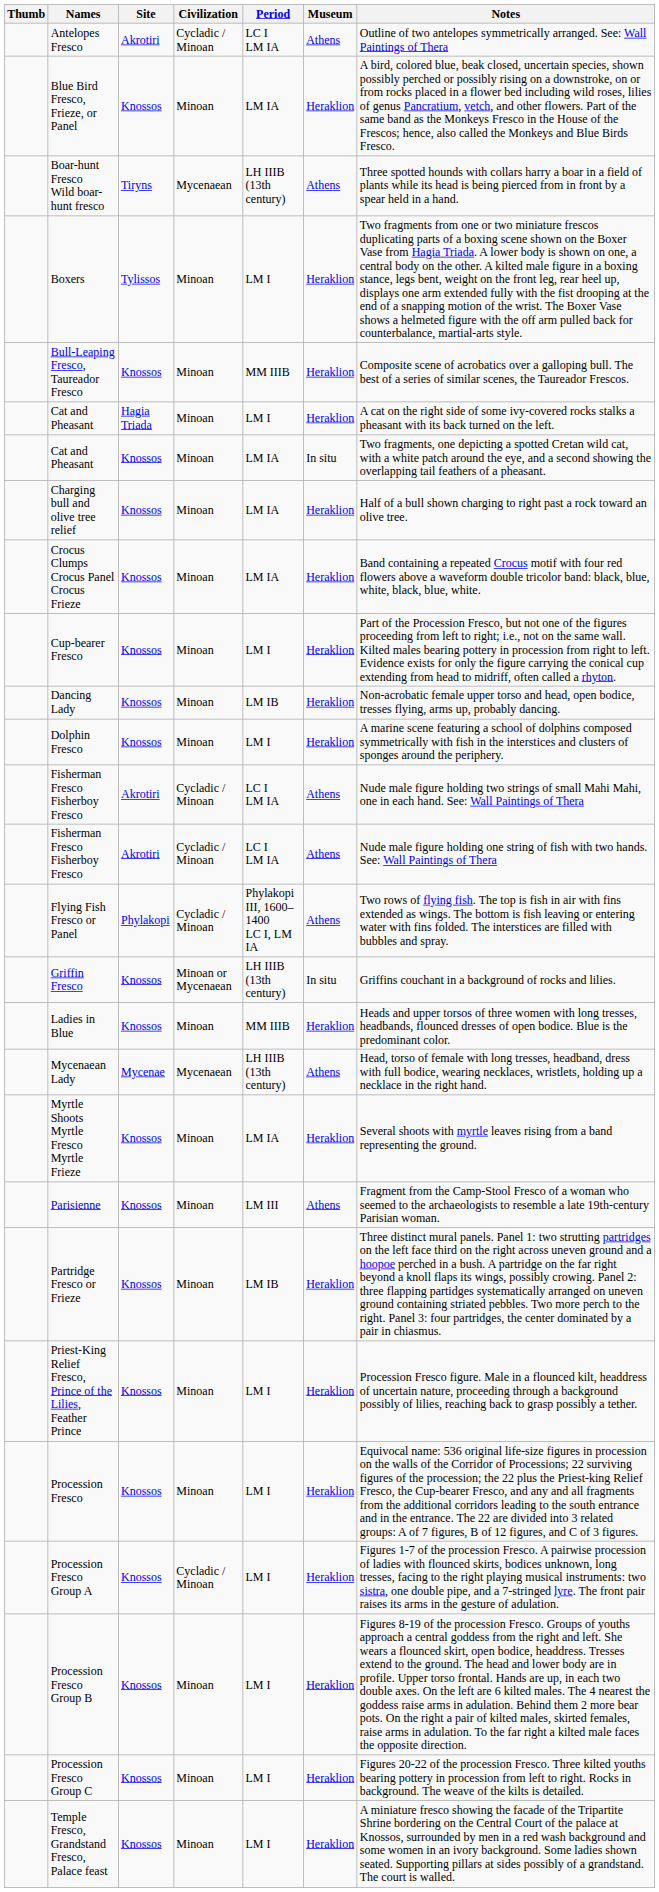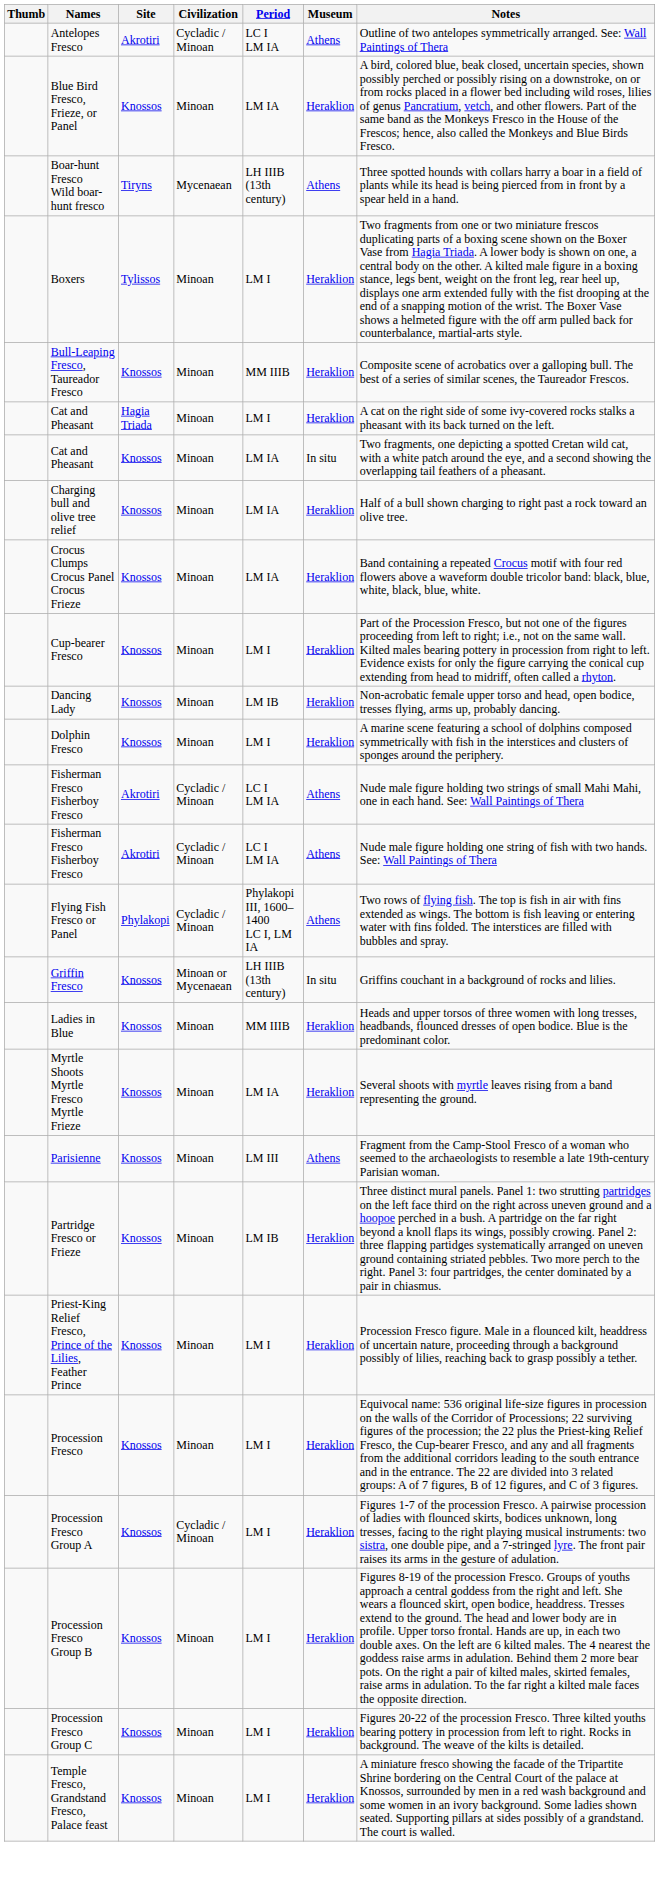- row: (78, 1072)
